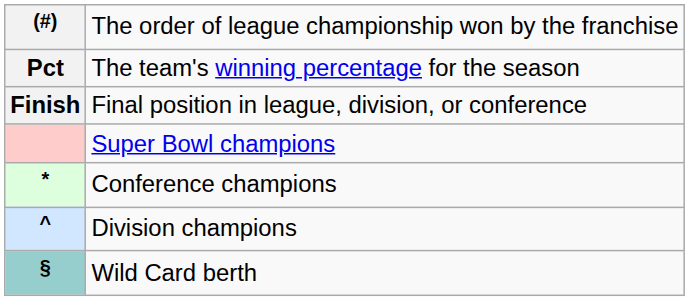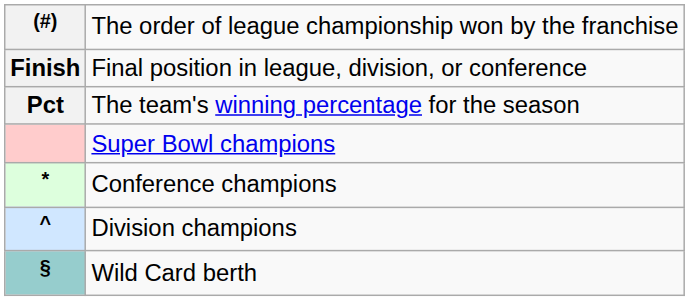rows swapped: (339, 105) <-> (336, 67)
